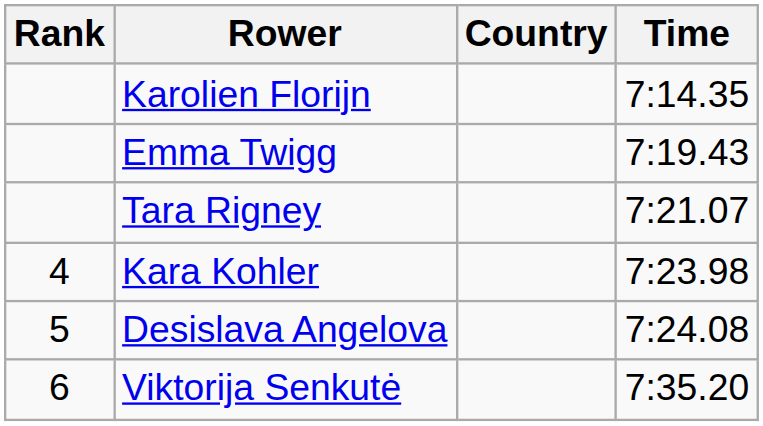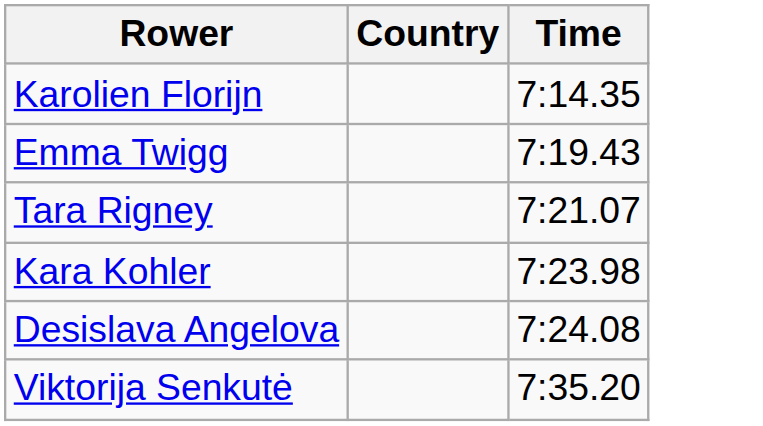- column: (59, 34)
